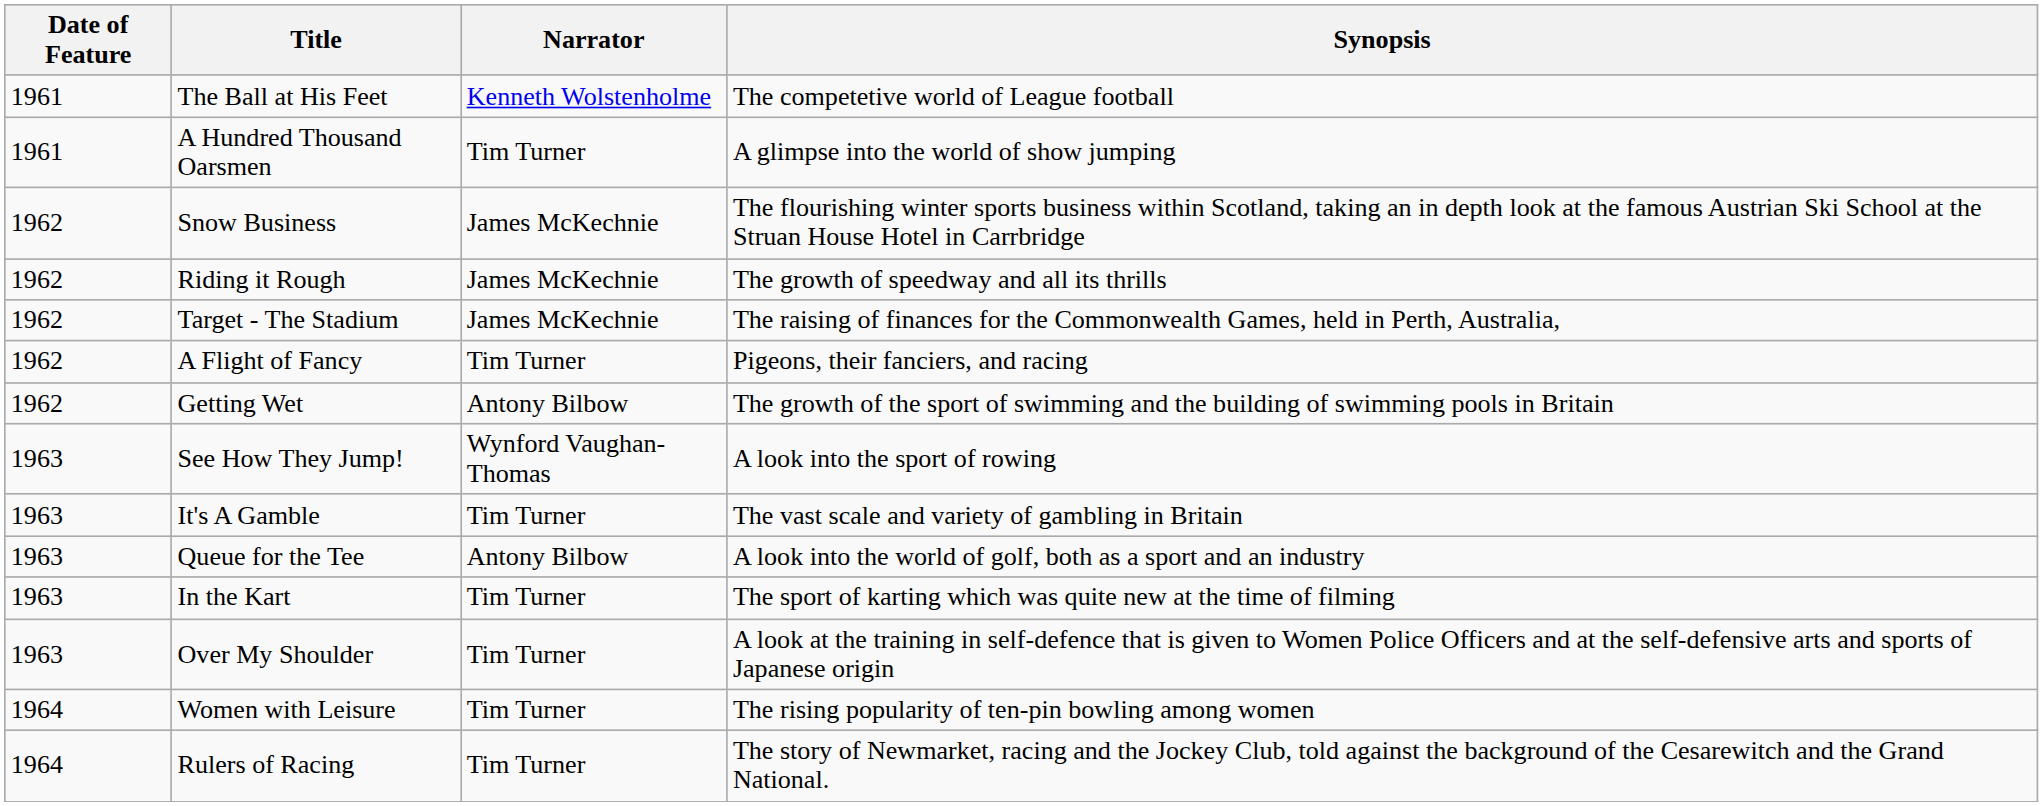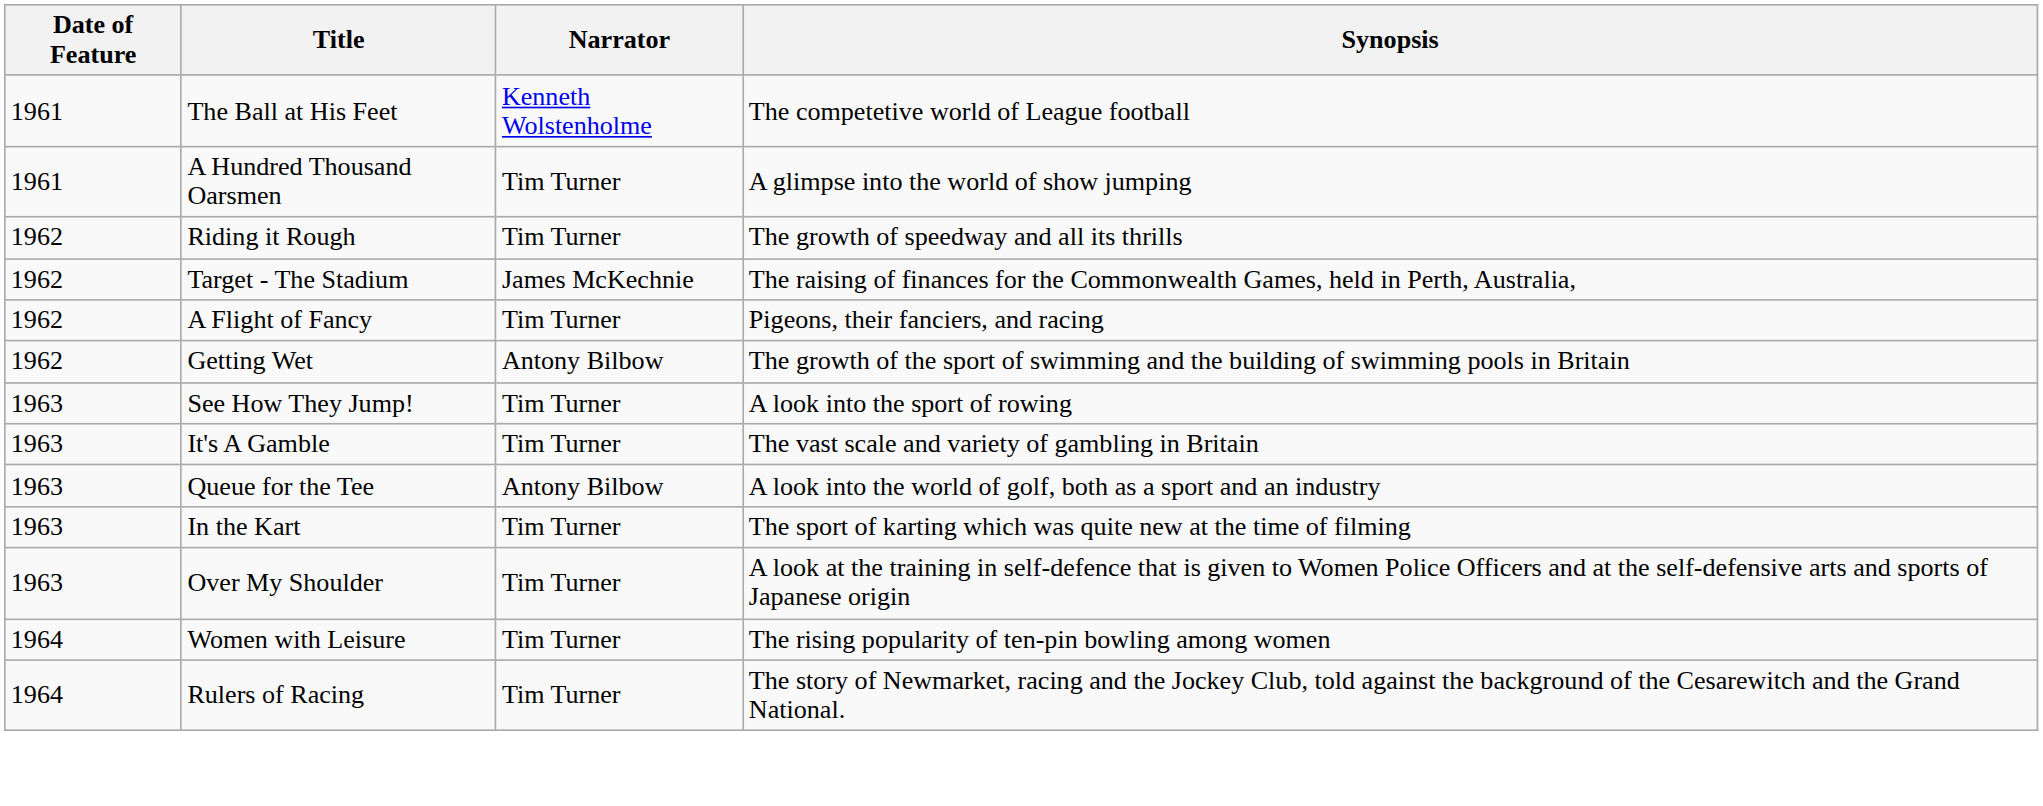- row: (257, 222)
(563, 278) James McKechnie -> (561, 237) Tim Turner
(566, 458) Wynford Vaughan-Thomas -> (561, 402) Tim Turner
